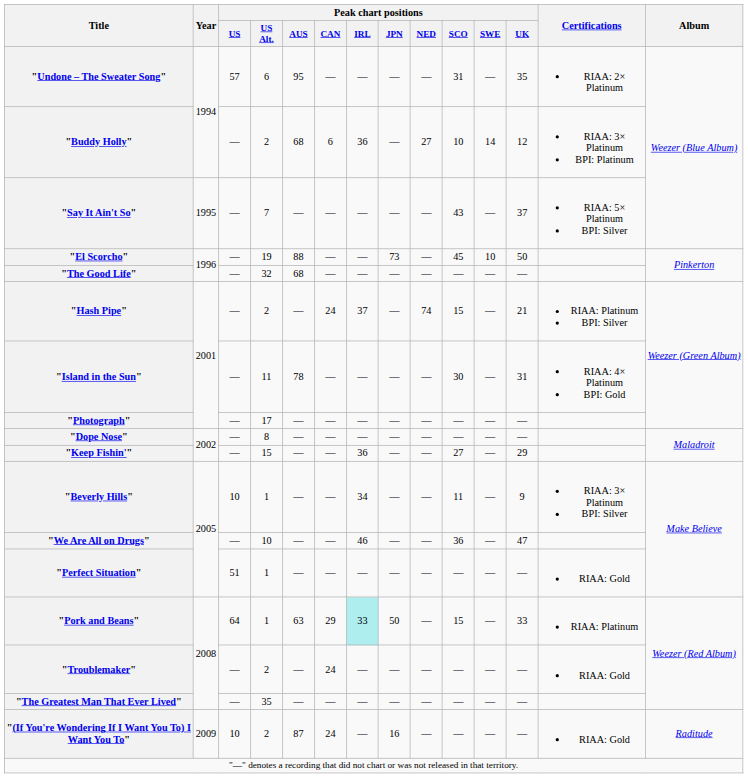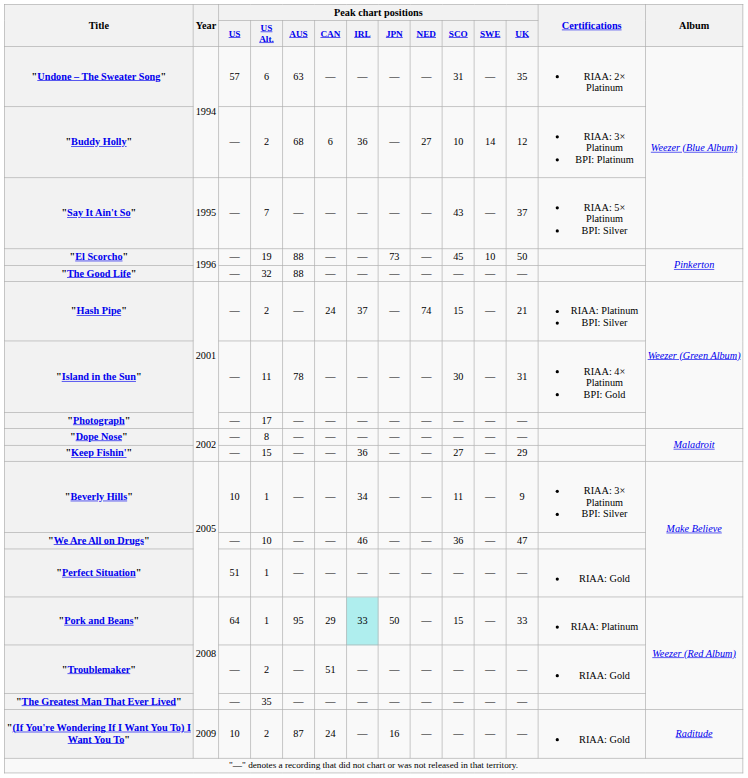(298, 76) 95 -> (298, 76) 63
(298, 273) 68 -> (298, 273) 88
(298, 621) 63 -> (298, 621) 95
(330, 669) 24 -> (330, 669) 51
